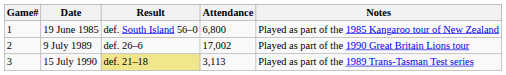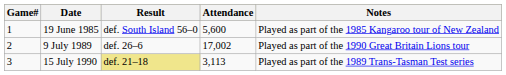(214, 29) 6,800 -> (214, 29) 5,600
